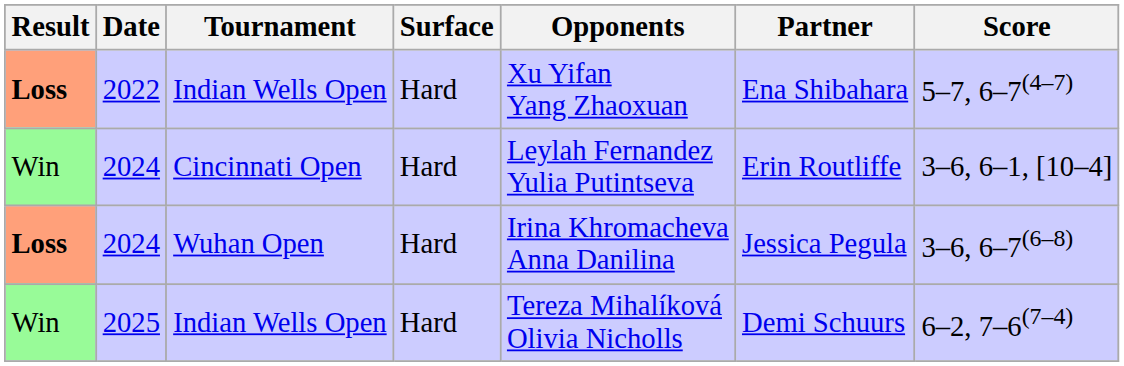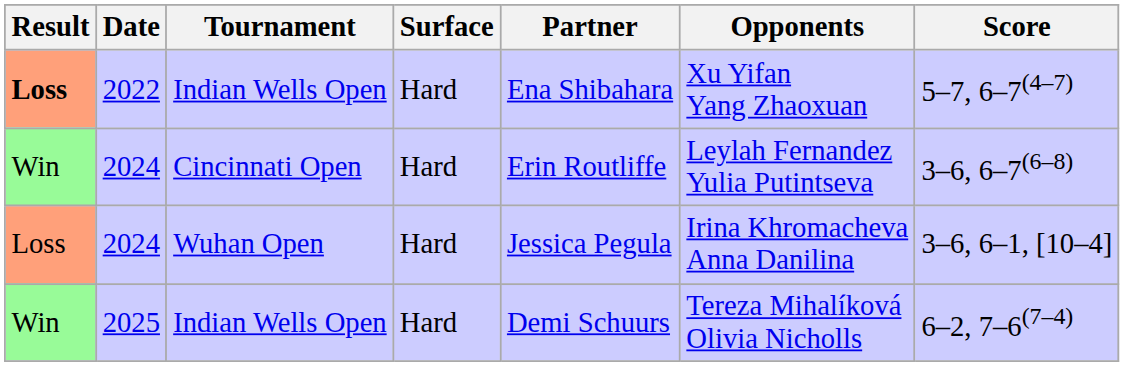columns swapped: (825, 27) <-> (618, 27)
(1017, 166) 3–6, 6–1, [10–4] -> (997, 166) 3–6, 6–7(6–8)
(39, 244) bold -> (39, 244) normal
(997, 244) 3–6, 6–7(6–8) -> (1017, 244) 3–6, 6–1, [10–4]
